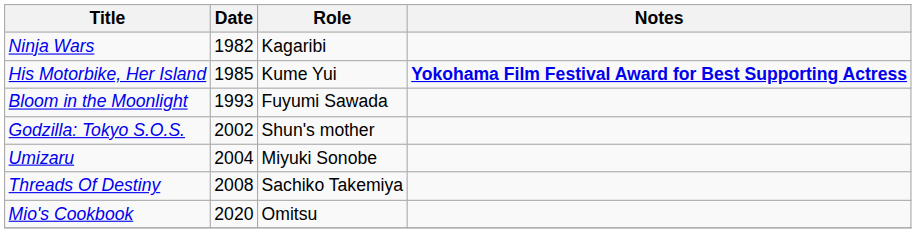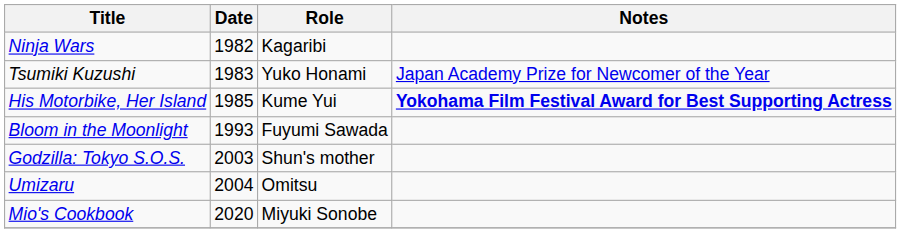+ row: (72, 74)
(234, 130) 2002 -> (234, 158) 2003
(319, 158) Miyuki Sonobe -> (289, 185) Omitsu
- row: (84, 185)
(289, 213) Omitsu -> (319, 213) Miyuki Sonobe
